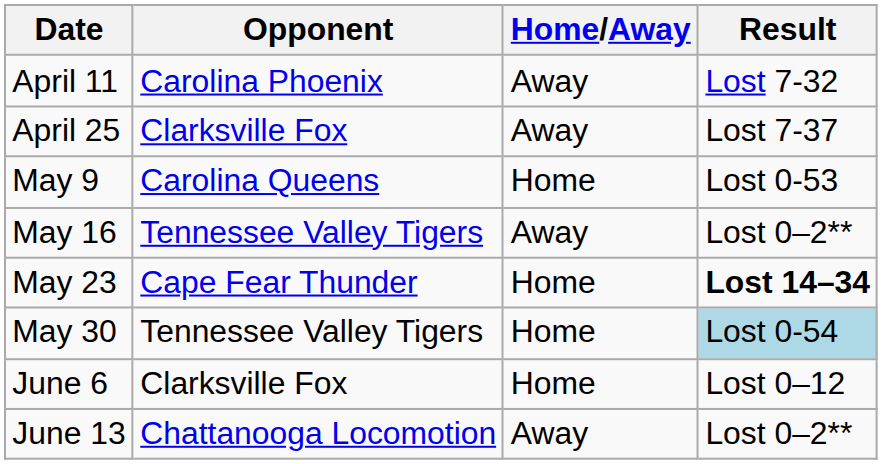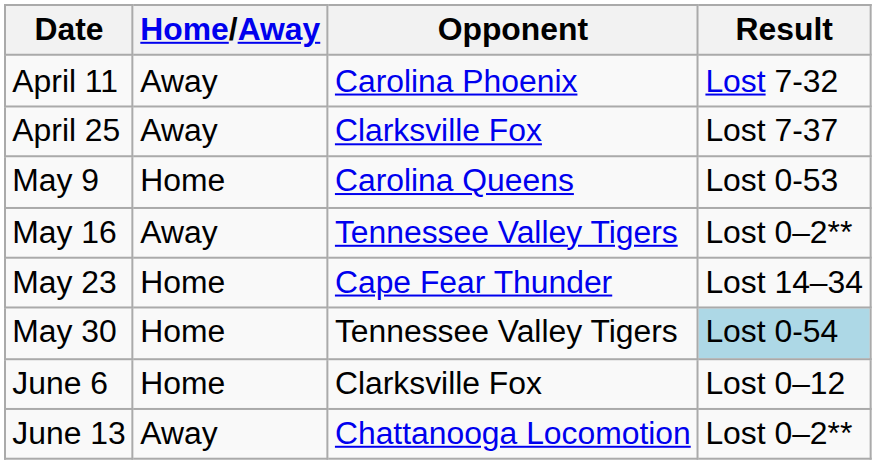columns swapped: (318, 29) <-> (601, 29)
(788, 282) bold -> (784, 282) normal
